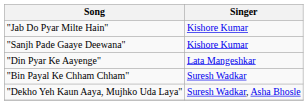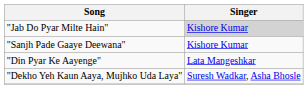(217, 28) no background -> (217, 28) lightgrey background
- row: (68, 76)
